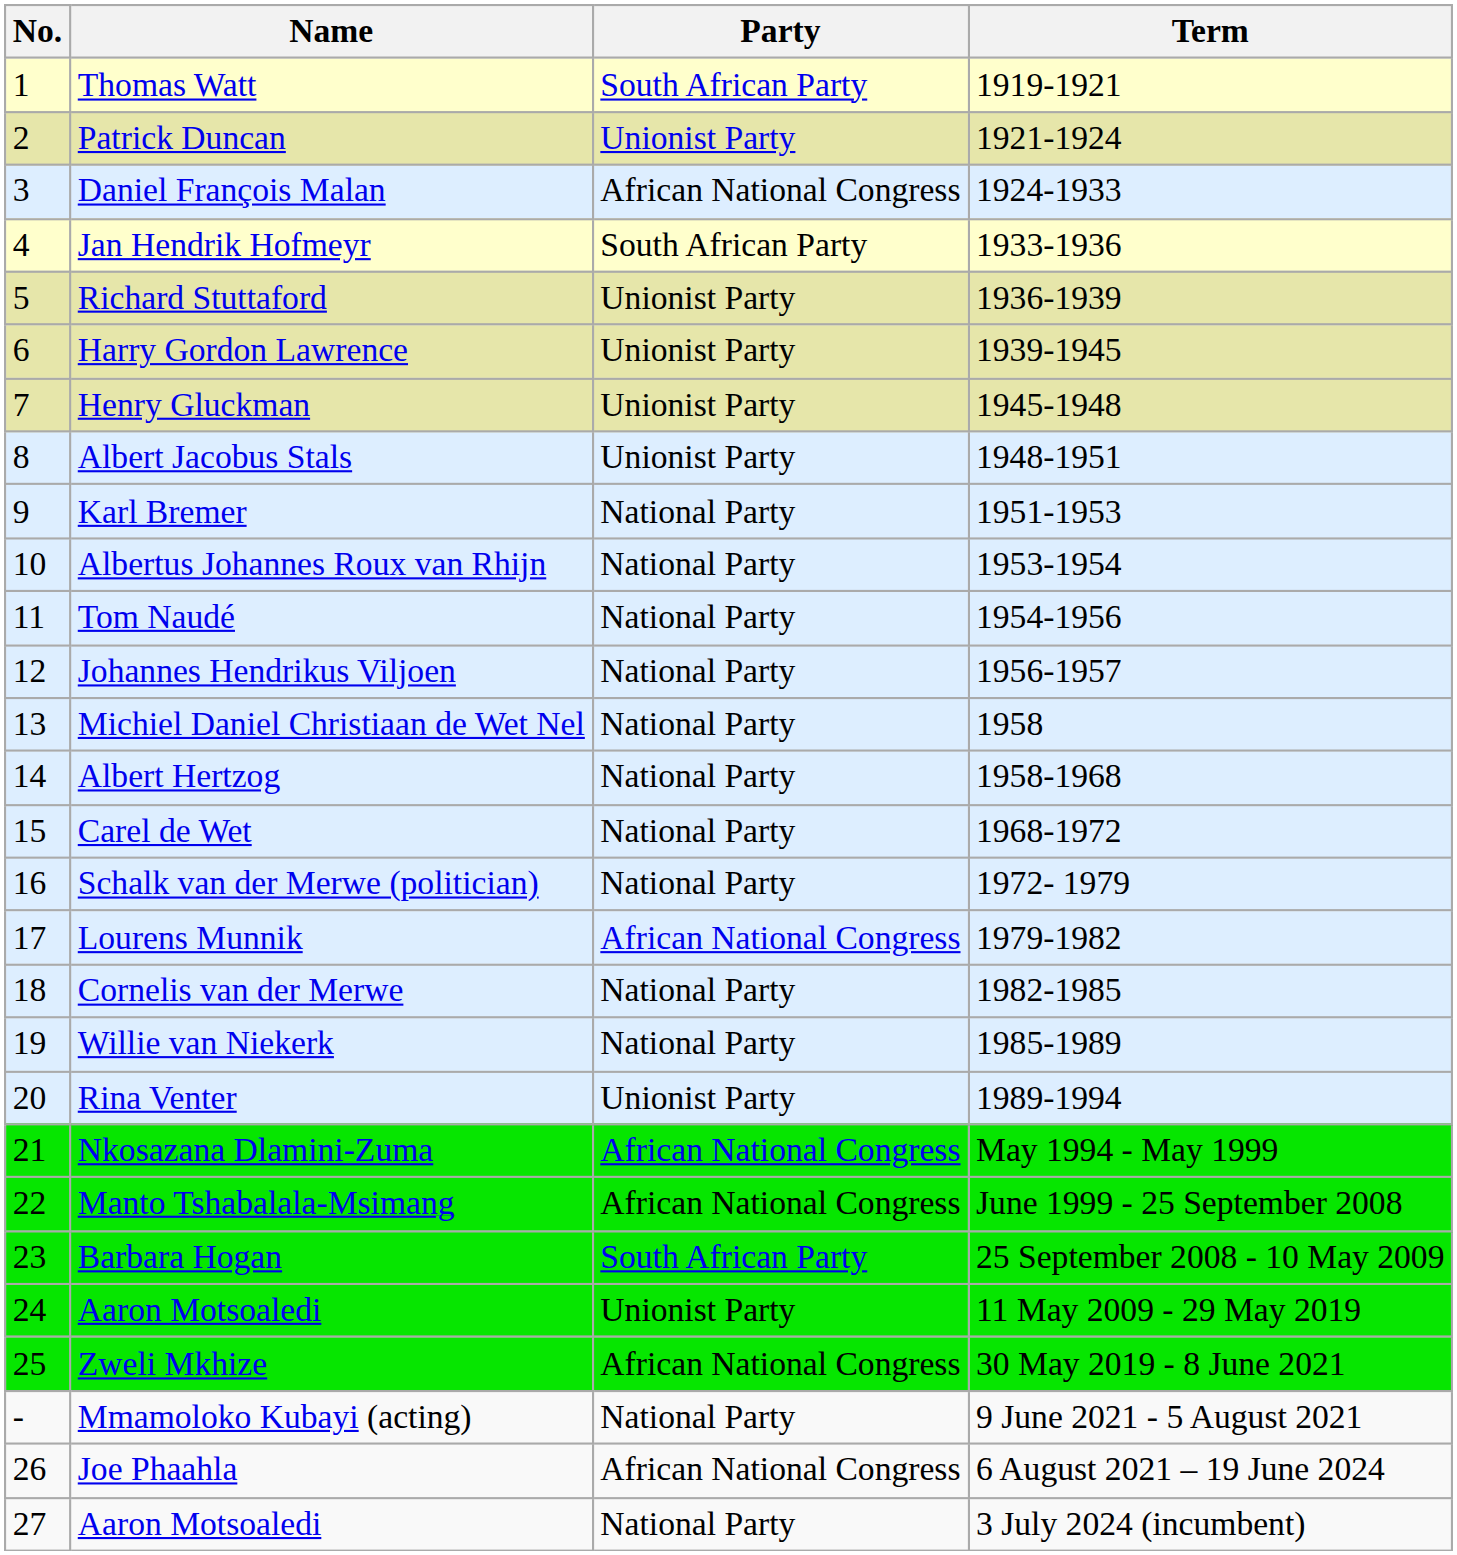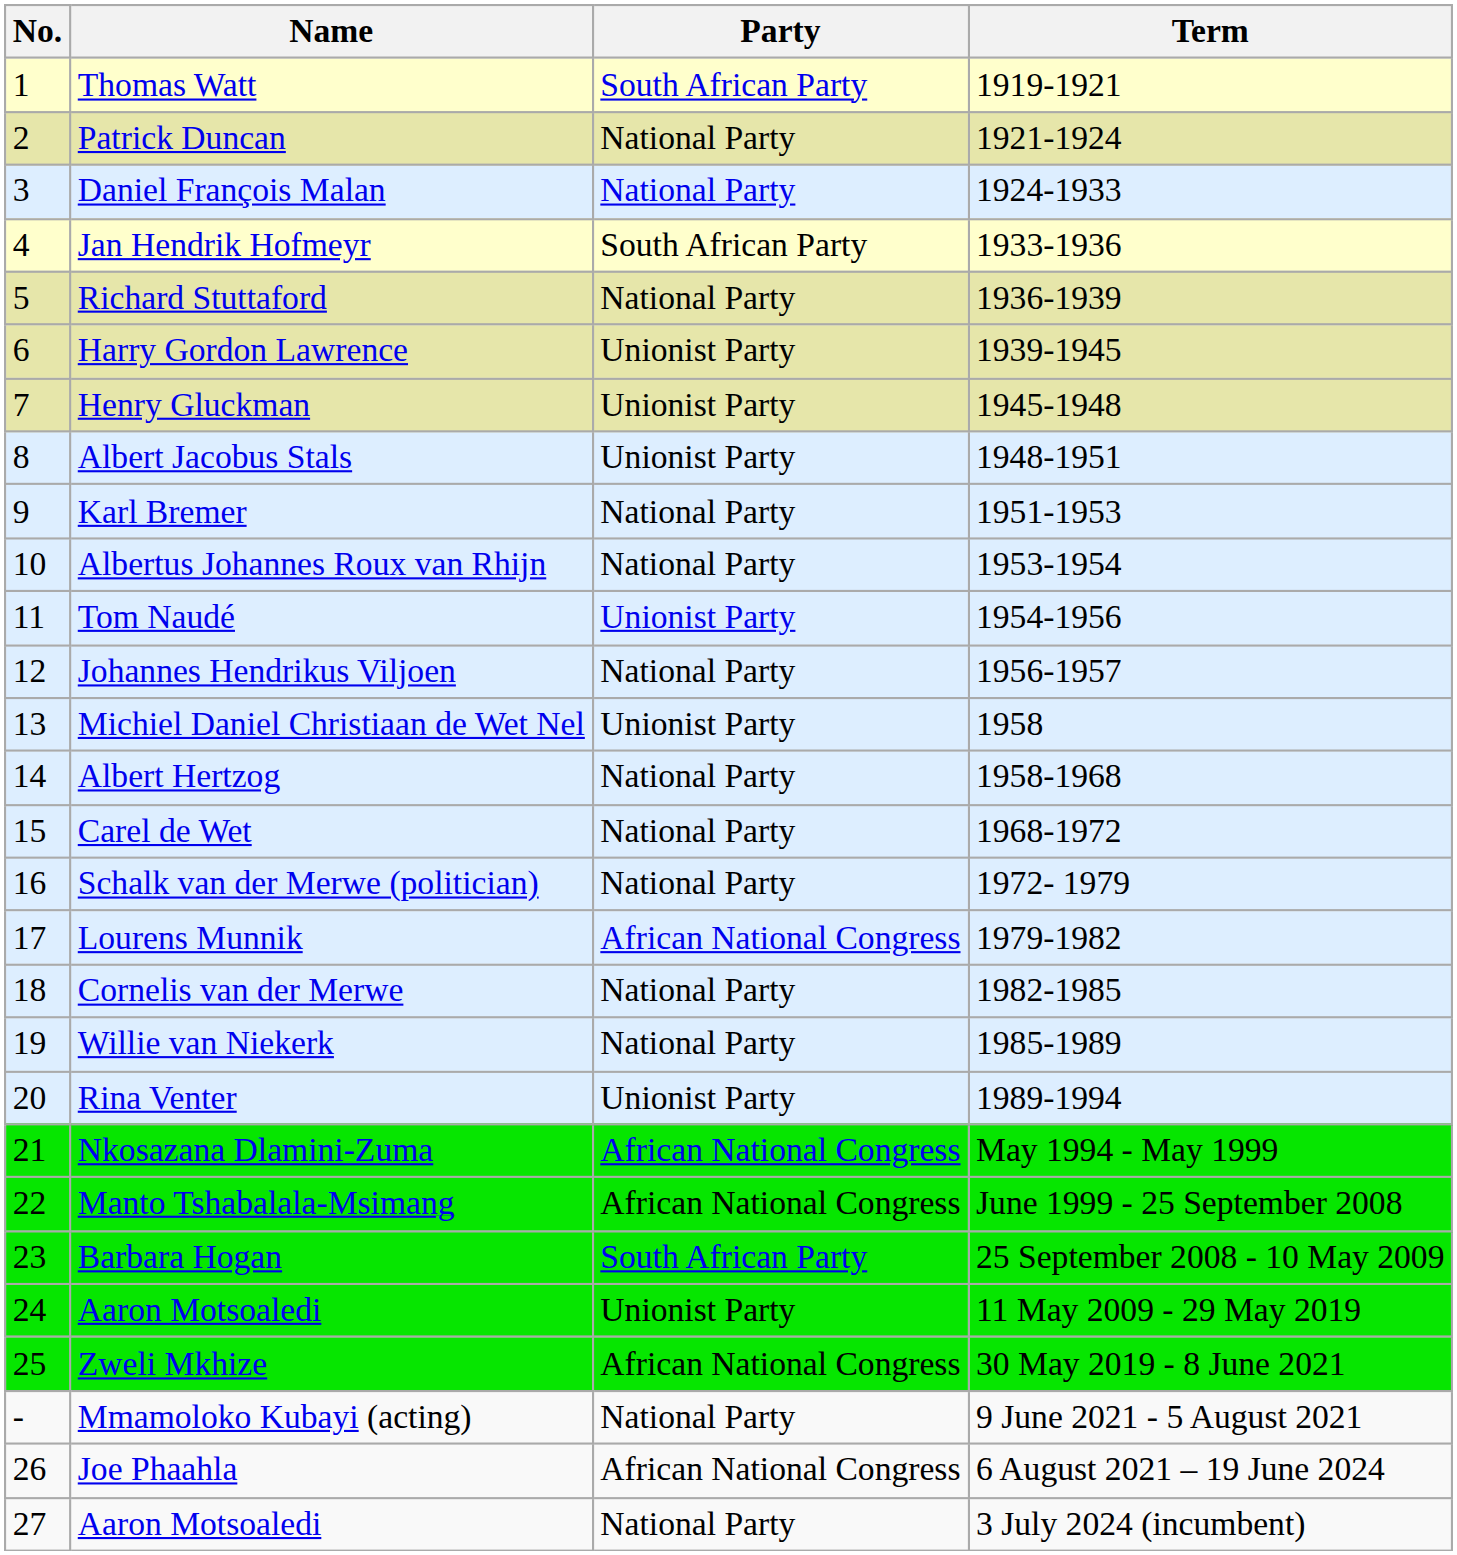(698, 137) Unionist Party -> (698, 137) National Party
(780, 191) African National Congress -> (698, 191) National Party
(698, 297) Unionist Party -> (698, 297) National Party
(698, 617) National Party -> (698, 617) Unionist Party
(698, 723) National Party -> (698, 723) Unionist Party
